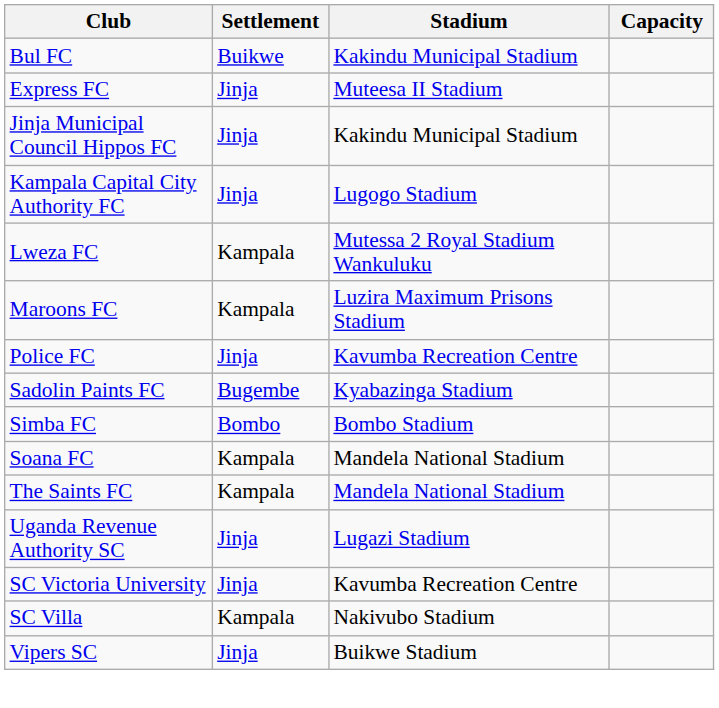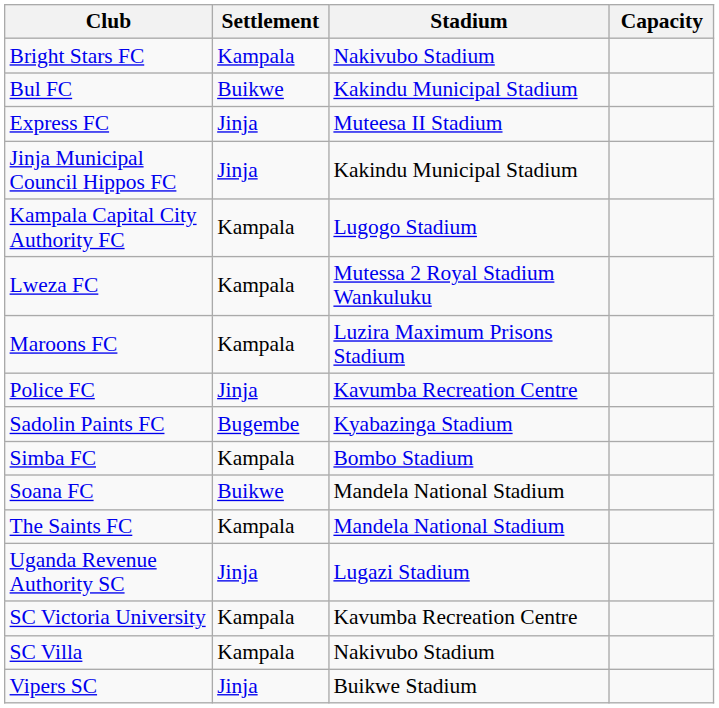+ row: (77, 55)
(237, 193) Jinja -> (256, 227) Kampala
(249, 424) Bombo -> (256, 458) Kampala
(256, 458) Kampala -> (251, 492) Buikwe
(237, 584) Jinja -> (256, 618) Kampala
